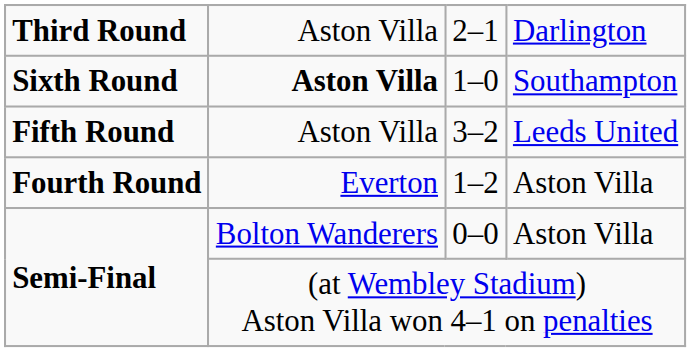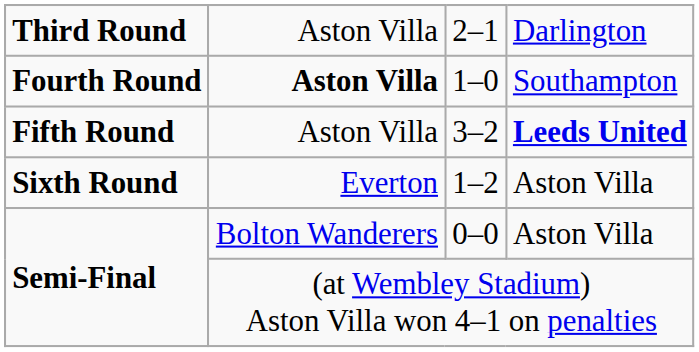(95, 81) Sixth Round -> (107, 81) Fourth Round
(596, 131) normal -> (600, 131) bold
(107, 182) Fourth Round -> (95, 182) Sixth Round
